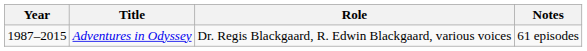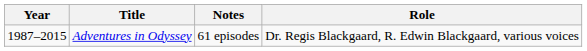columns swapped: (354, 14) <-> (548, 14)
